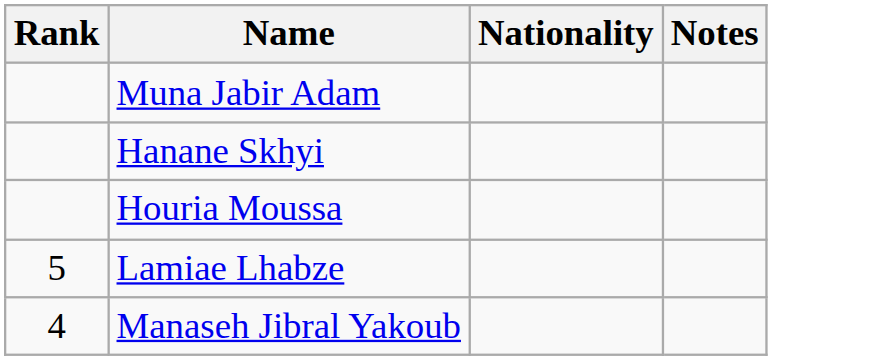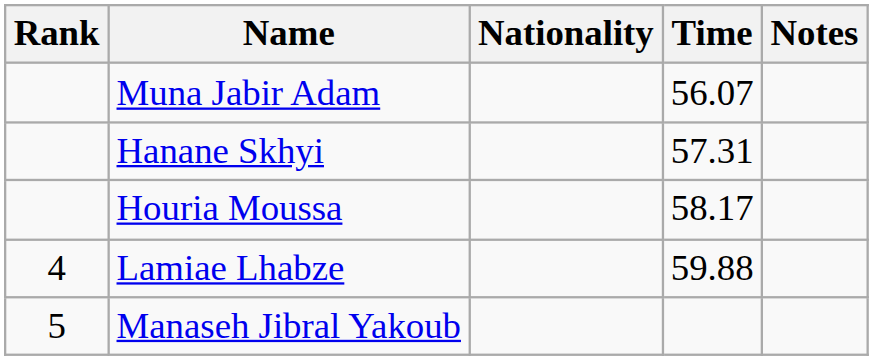+ column: (712, 33)
(57, 267) 5 -> (57, 267) 4
(57, 325) 4 -> (57, 325) 5
